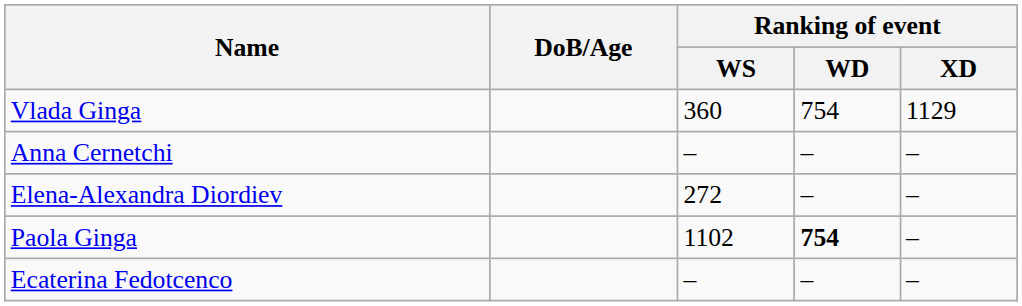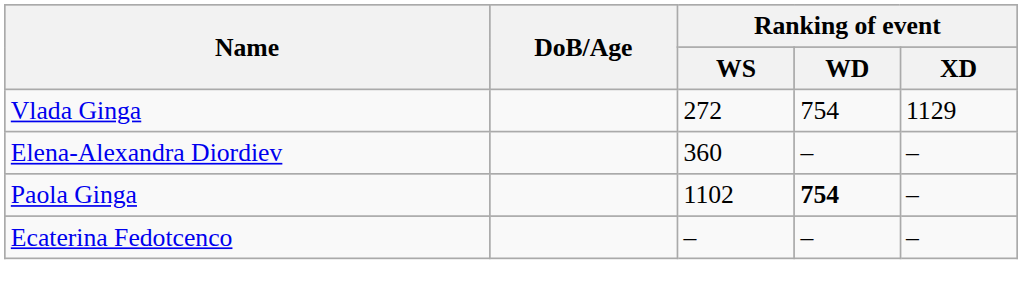(703, 110) 360 -> (703, 110) 272
- row: (92, 152)
(703, 195) 272 -> (703, 152) 360
